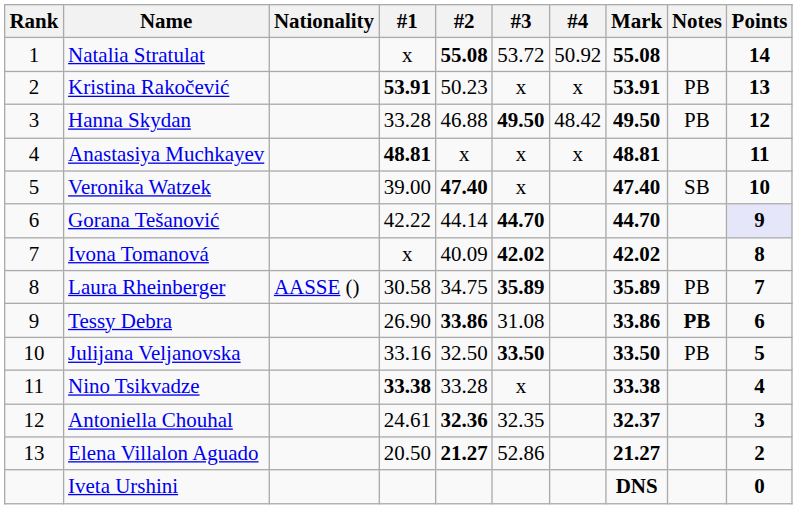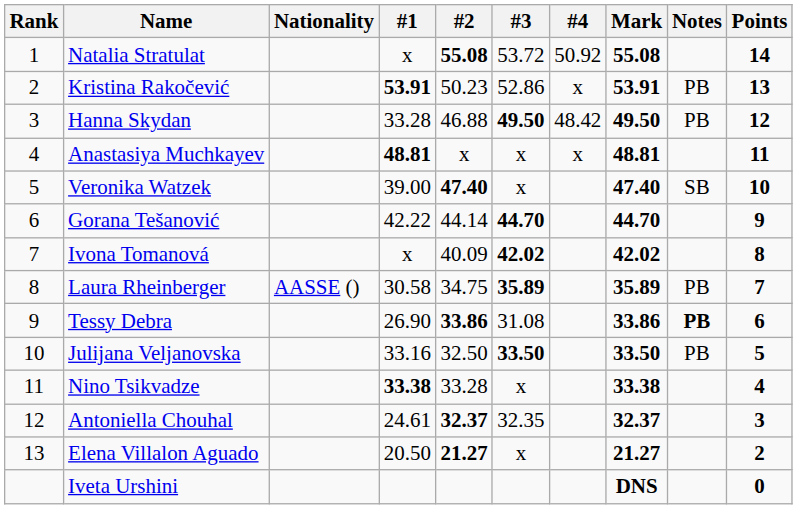(521, 87) x -> (521, 87) 52.86
(760, 220) lavender background -> (760, 220) no background
(464, 420) 32.36 -> (464, 420) 32.37
(521, 453) 52.86 -> (521, 453) x
